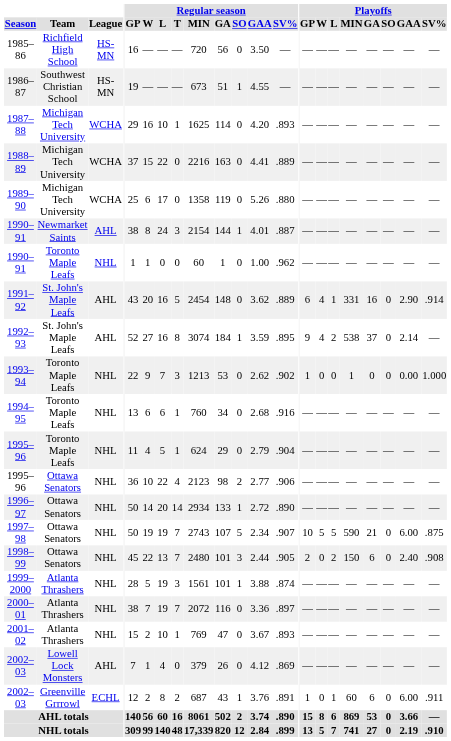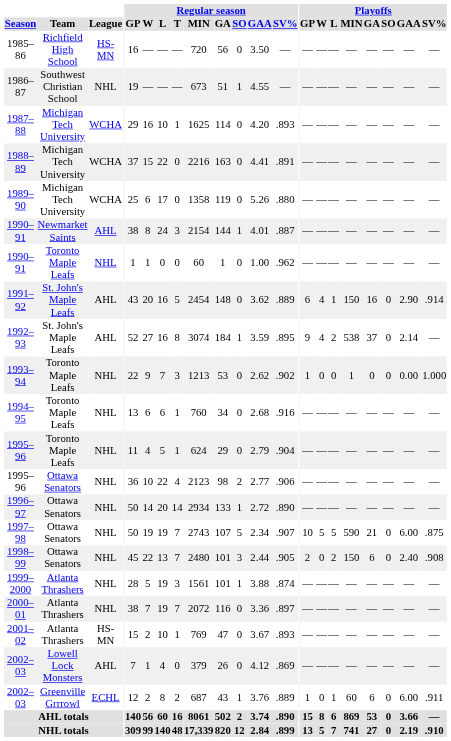(106, 87) HS-MN -> (106, 87) NHL
(285, 162) .889 -> (285, 162) .891
(351, 300) 331 -> (351, 300) 150
(106, 634) NHL -> (106, 634) HS-MN
(285, 697) .891 -> (285, 697) .889
